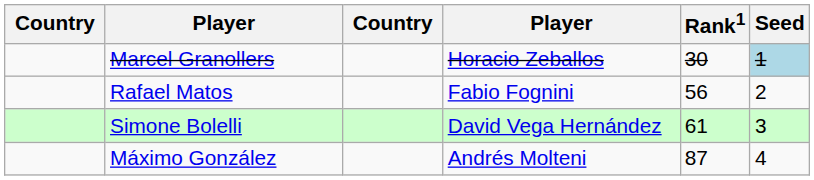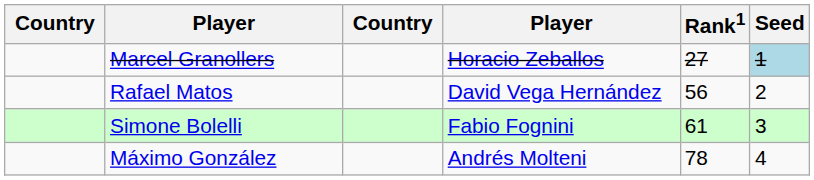(696, 59) 30 -> (696, 59) 27
(511, 92) Fabio Fognini -> (555, 92) David Vega Hernández
(555, 125) David Vega Hernández -> (511, 125) Fabio Fognini
(696, 158) 87 -> (696, 158) 78
